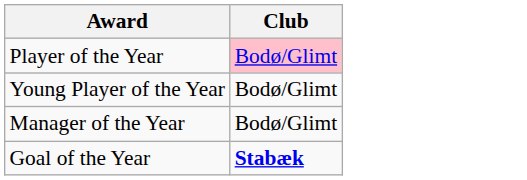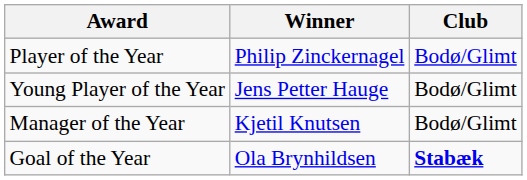+ column: (320, 21)
(286, 55) pink background -> (465, 55) no background
